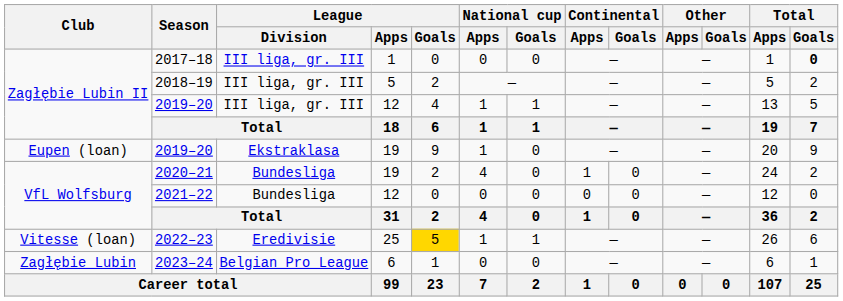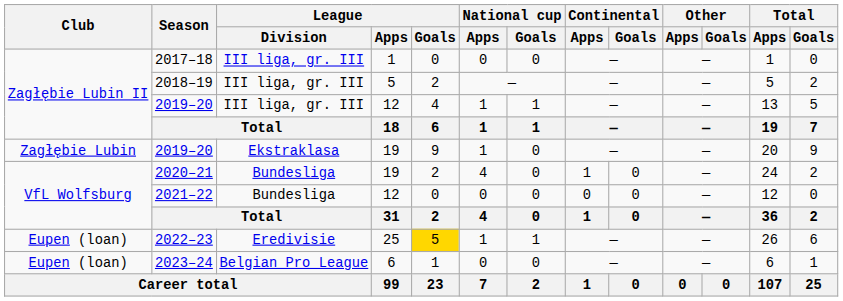(814, 61) bold -> (814, 61) normal
(78, 151) Eupen (loan) -> (78, 151) Zagłębie Lubin
(78, 240) Vitesse (loan) -> (78, 240) Eupen (loan)
(78, 263) Zagłębie Lubin -> (78, 263) Eupen (loan)
